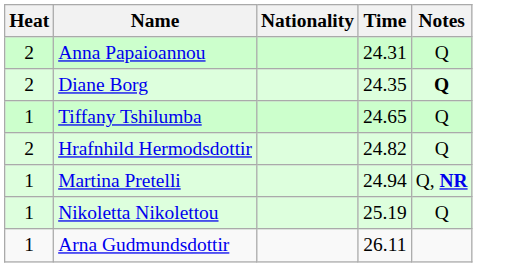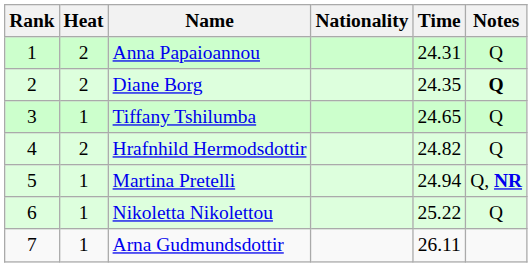+ column: (32, 20)
(385, 213) 25.19 -> (439, 213) 25.22
